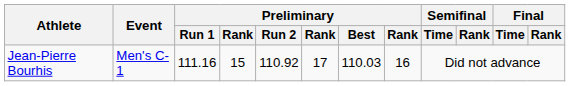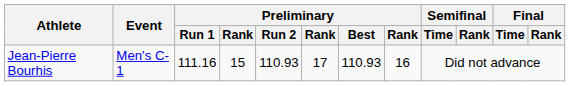(279, 63) 110.92 -> (279, 63) 110.93
(361, 63) 110.03 -> (361, 63) 110.93
